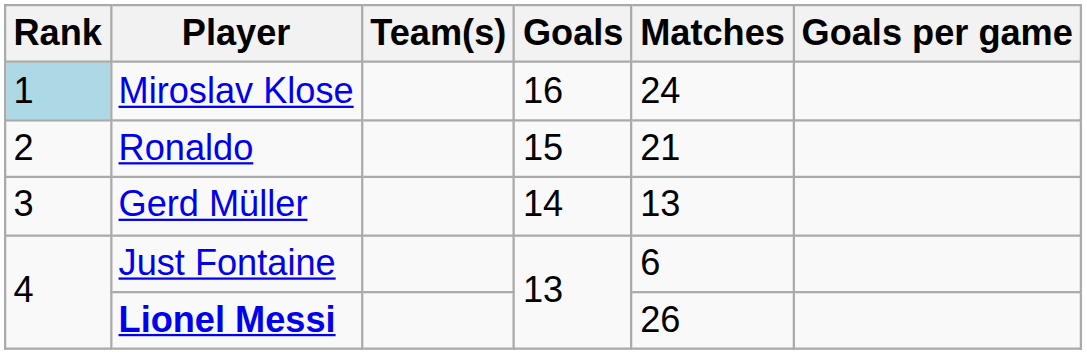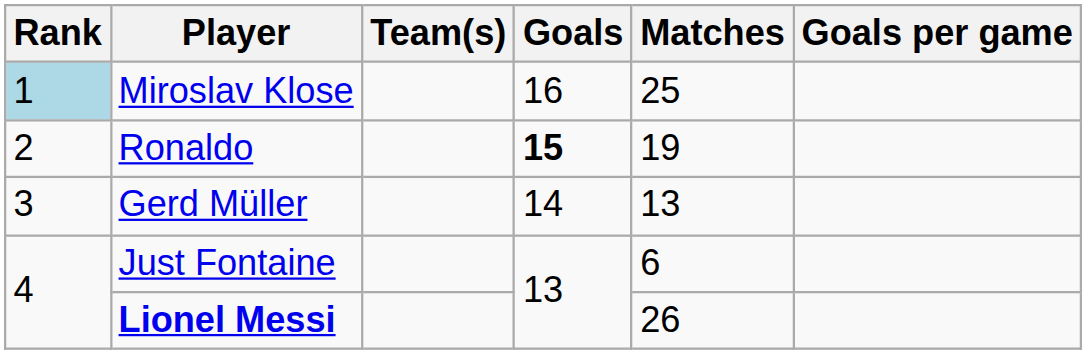(660, 90) 24 -> (660, 90) 25
(543, 147) normal -> (543, 147) bold
(660, 147) 21 -> (660, 147) 19
